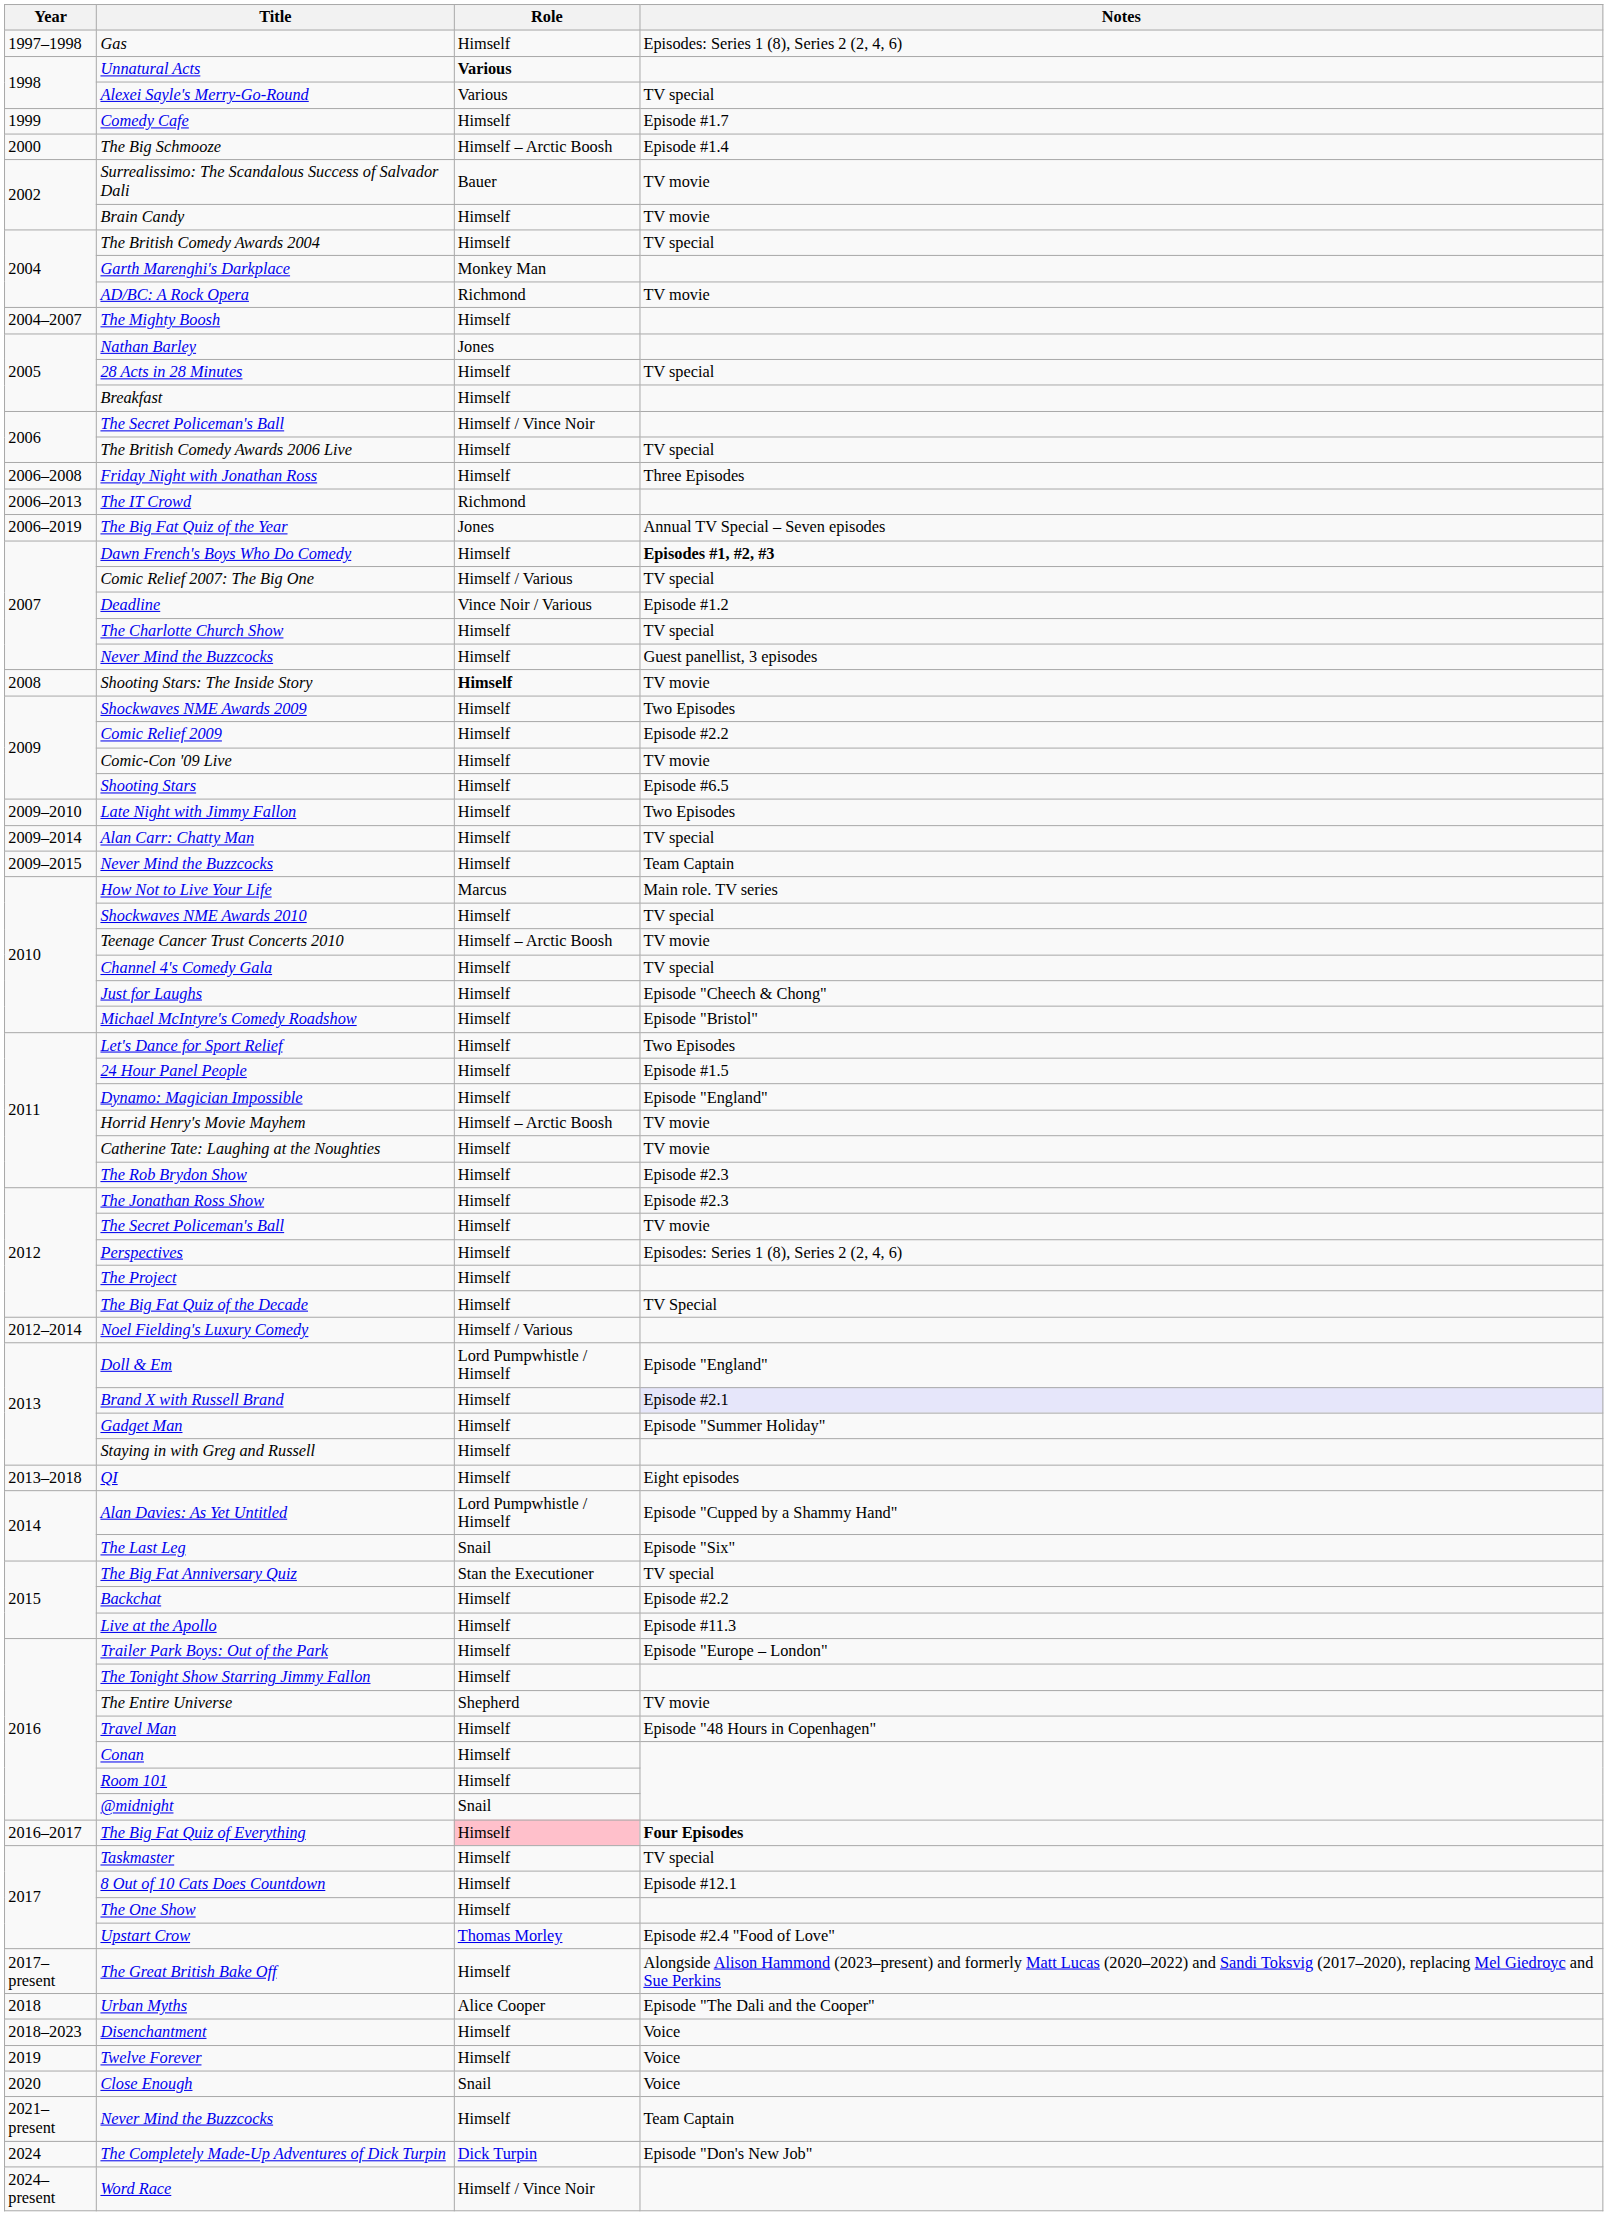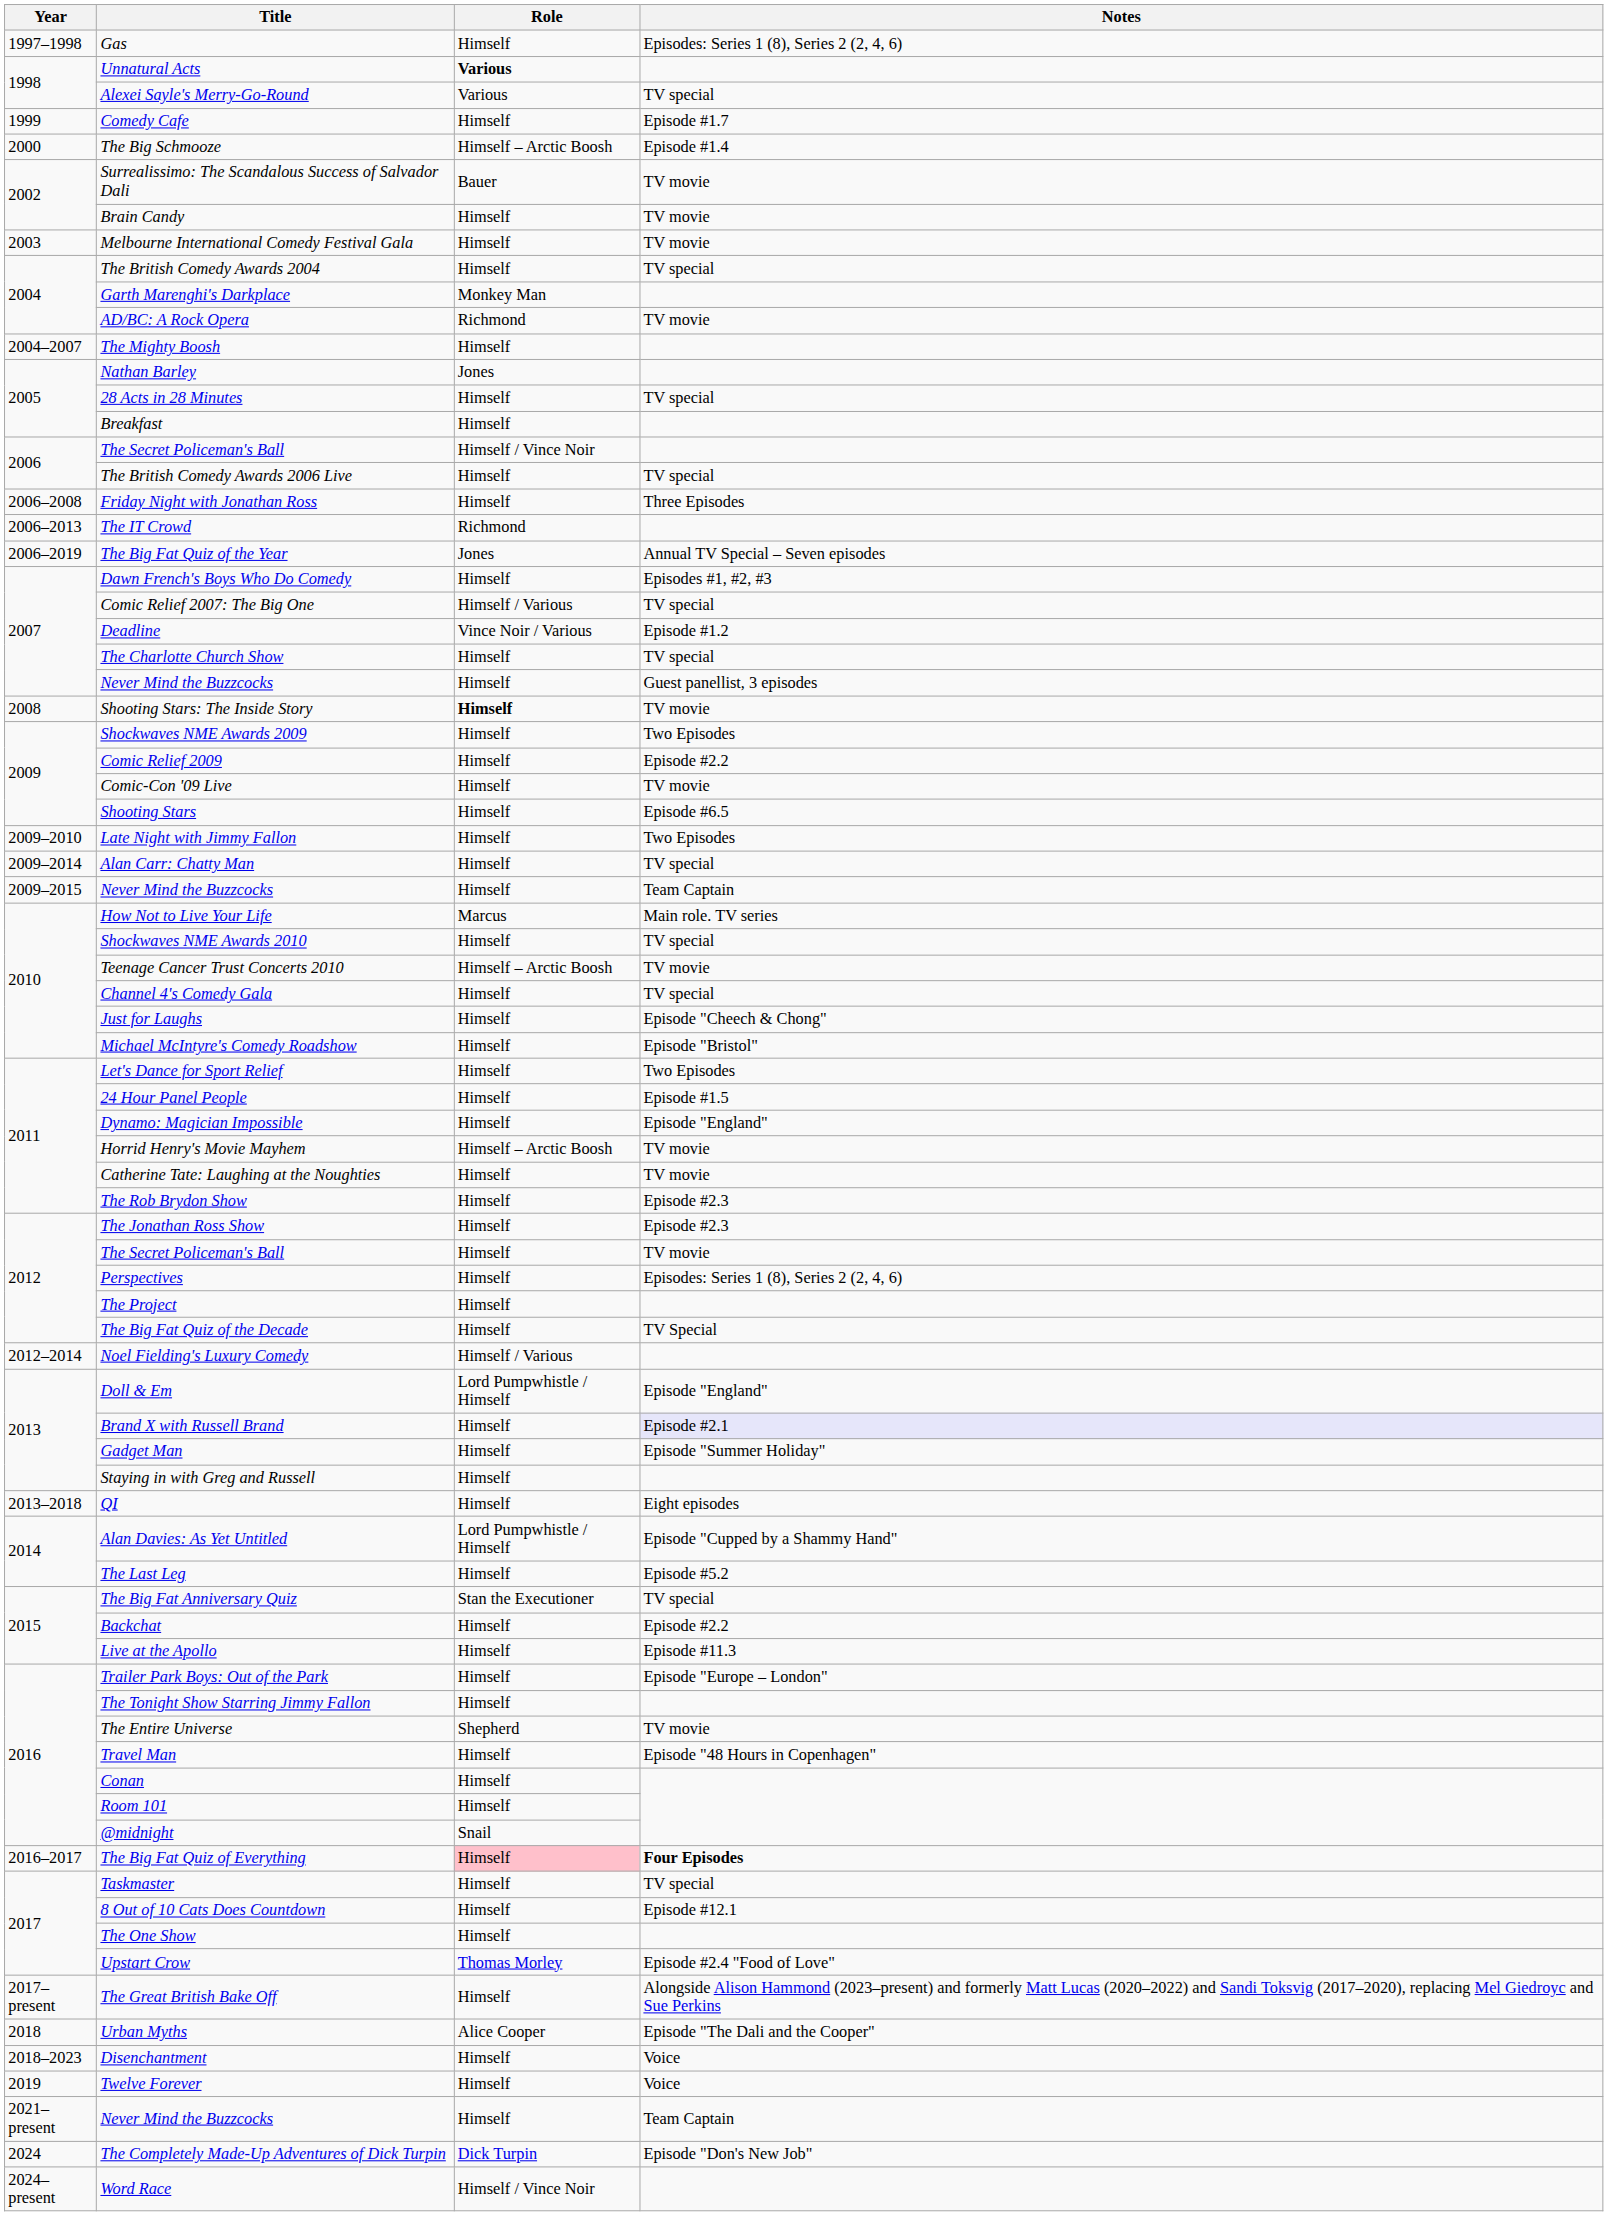+ row: (25, 242)
(709, 553) bold -> (708, 579) normal
(474, 1547) Snail -> (484, 1573) Himself
(689, 1547) Episode "Six" -> (686, 1573) Episode #5.2
- row: (25, 2083)
